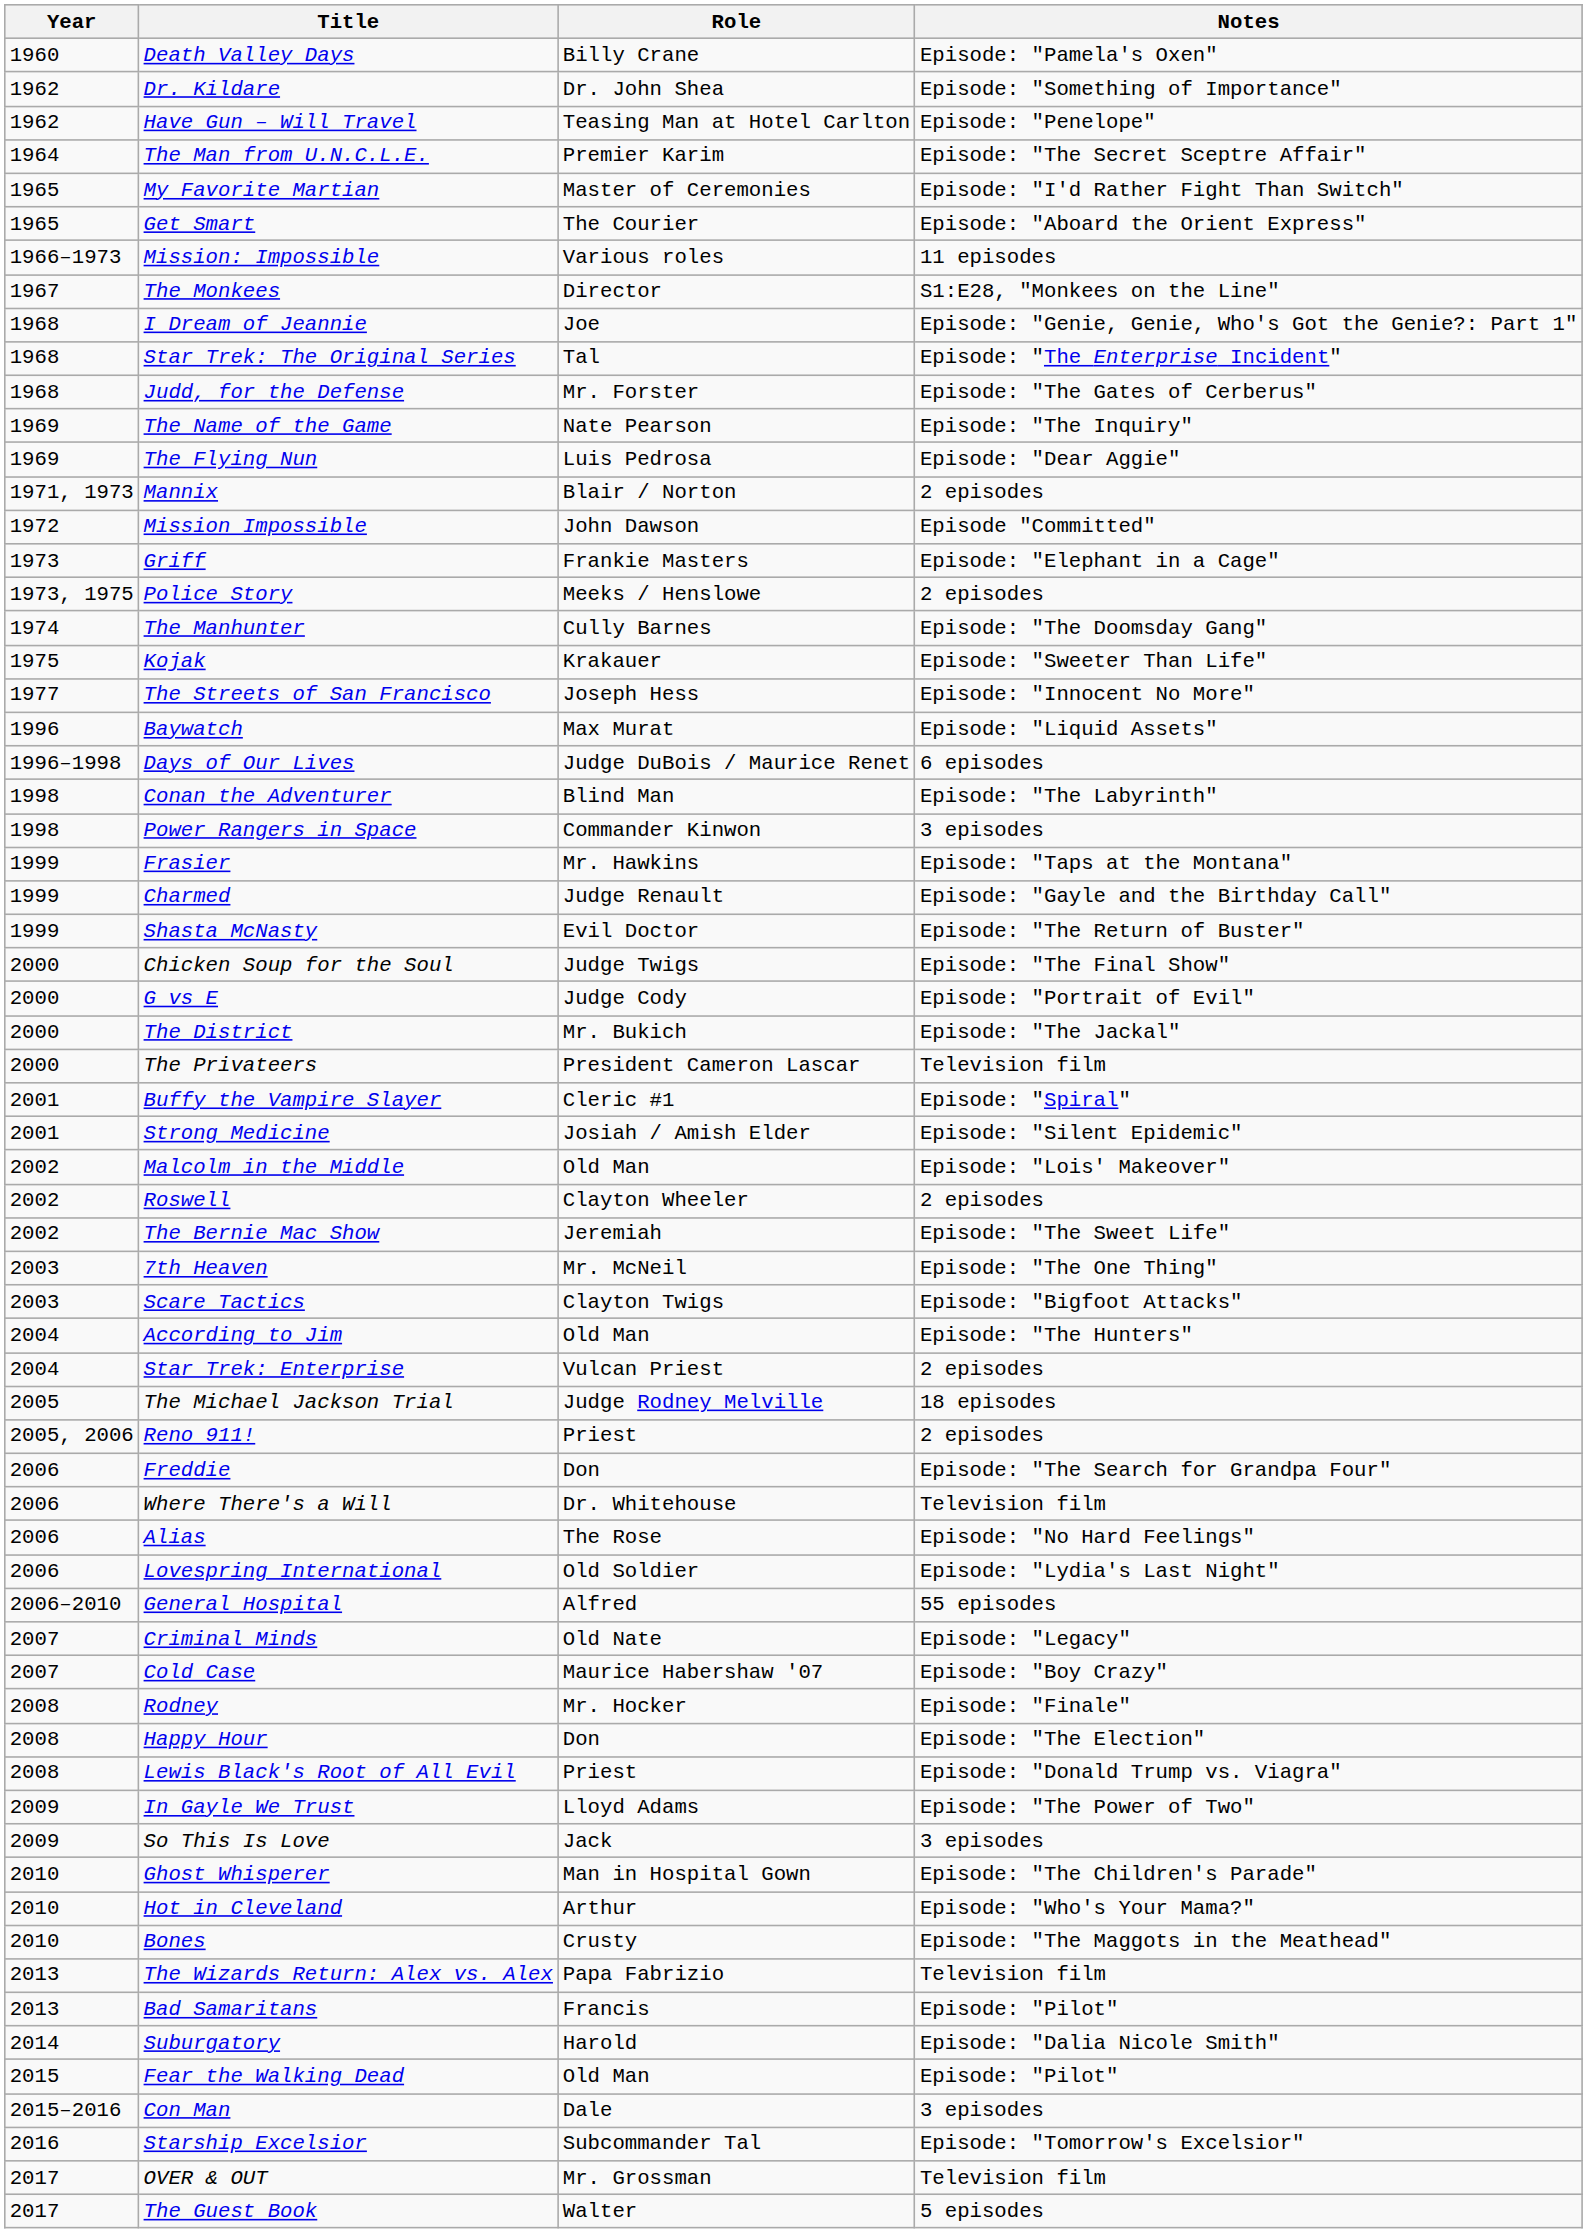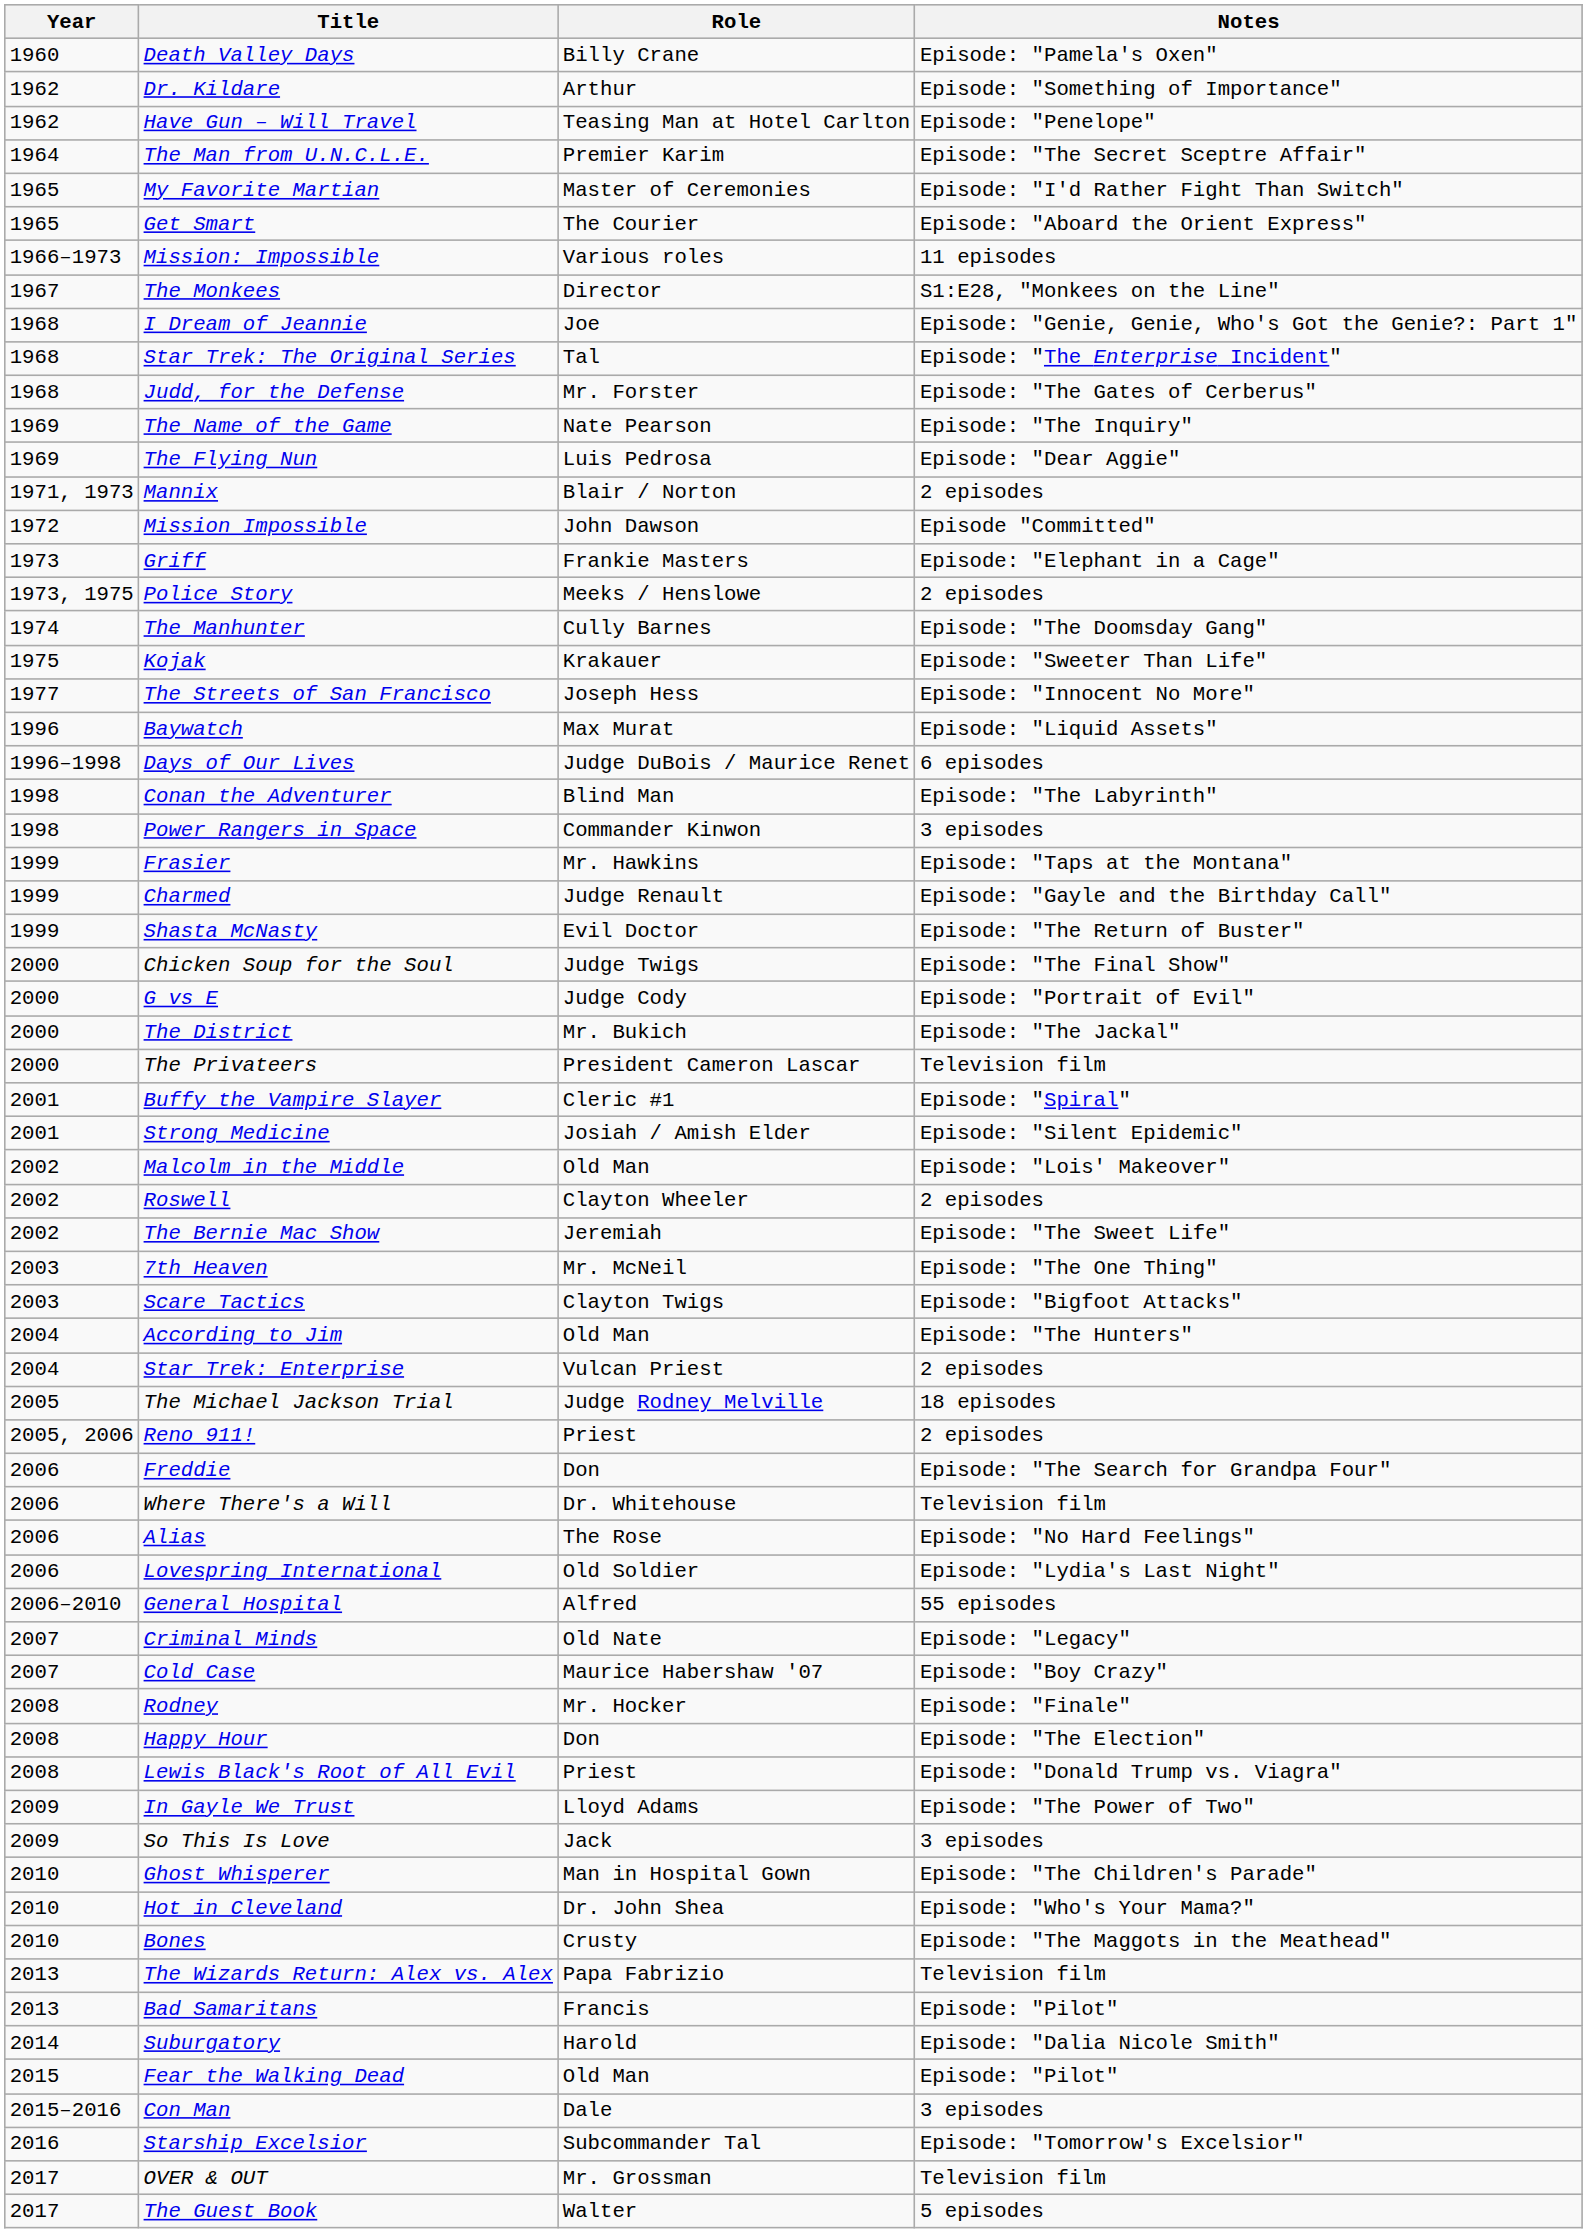(643, 89) Dr. John Shea -> (600, 89) Arthur
(600, 1908) Arthur -> (643, 1908) Dr. John Shea
